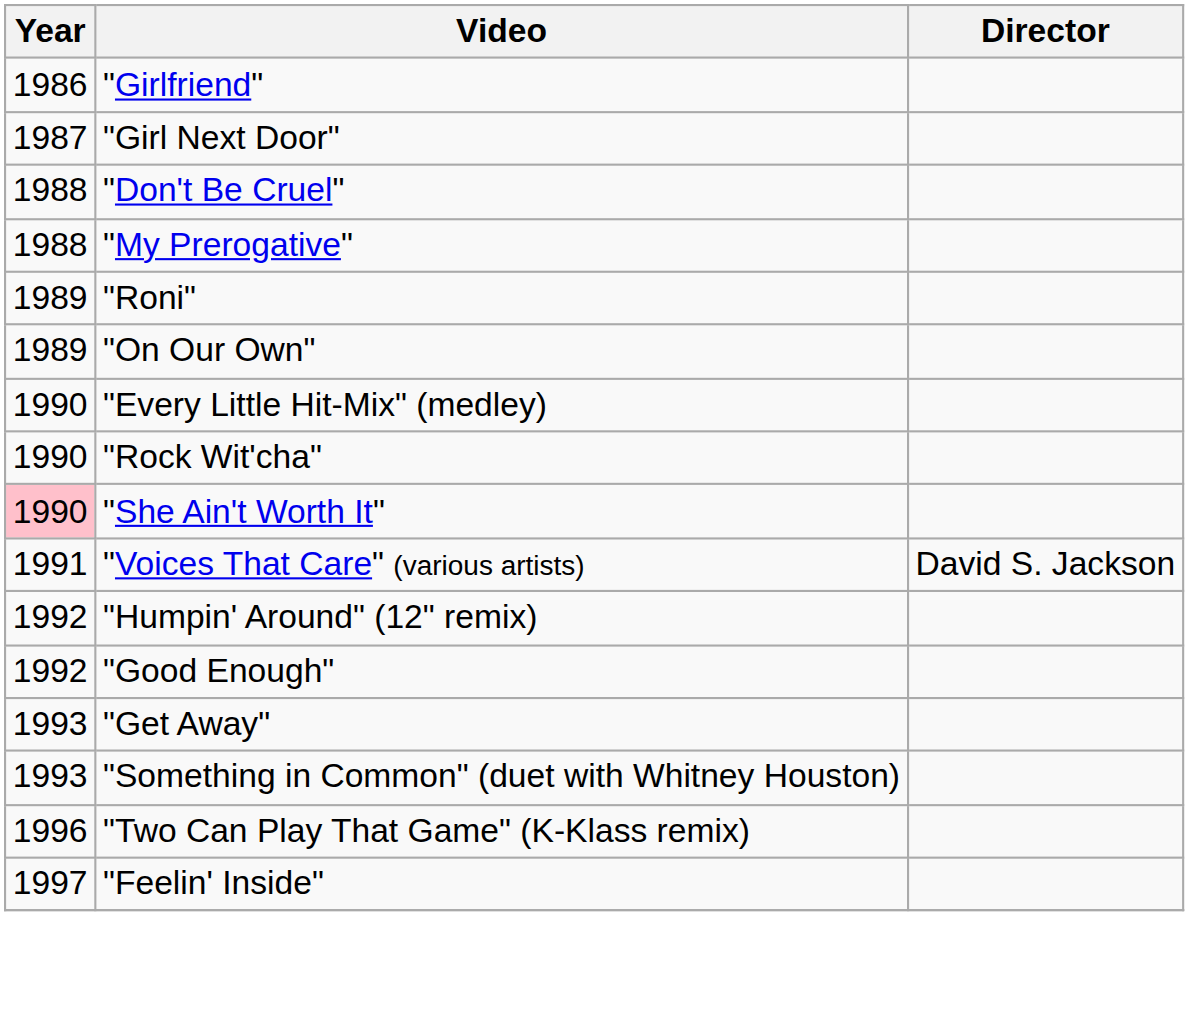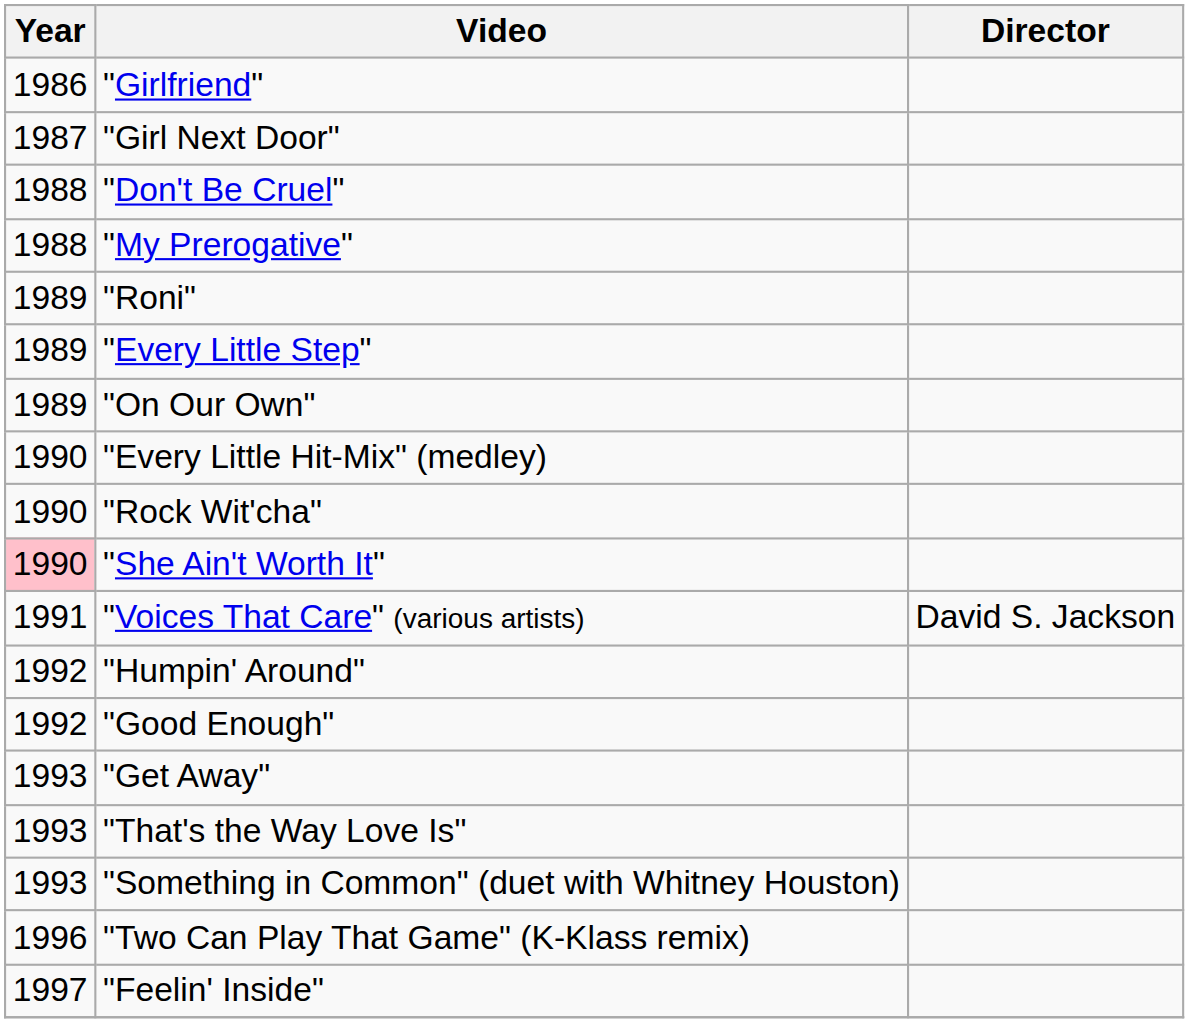+ row: (237, 350)
+ row: (234, 670)
- row: (320, 617)
+ row: (285, 830)
